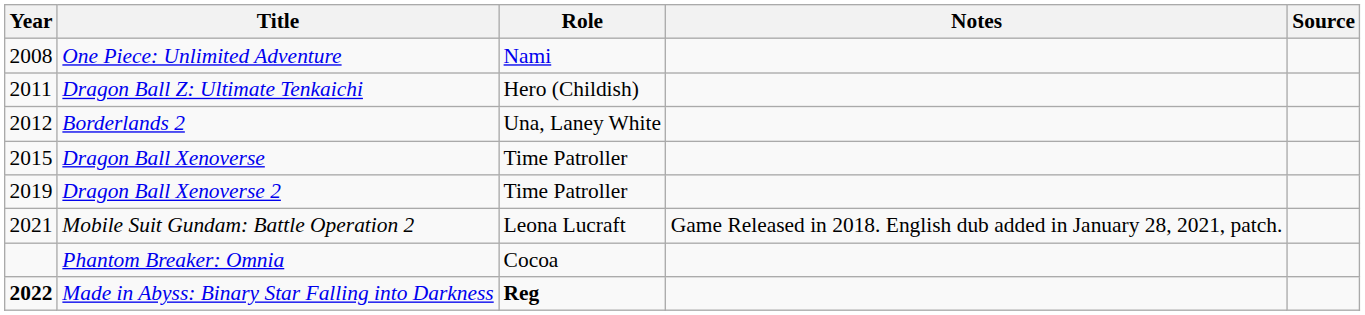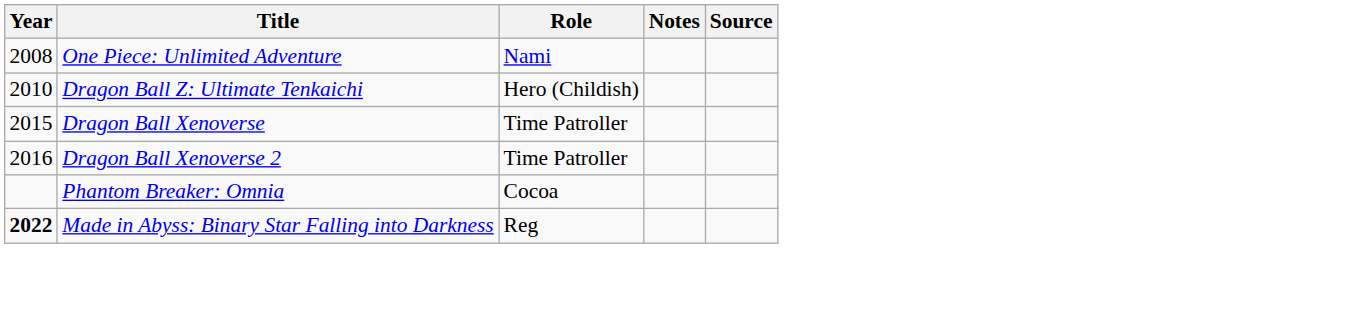(31, 89) 2011 -> (31, 89) 2010
- row: (124, 123)
(31, 191) 2019 -> (31, 157) 2016
- row: (238, 225)
(521, 293) bold -> (521, 225) normal
